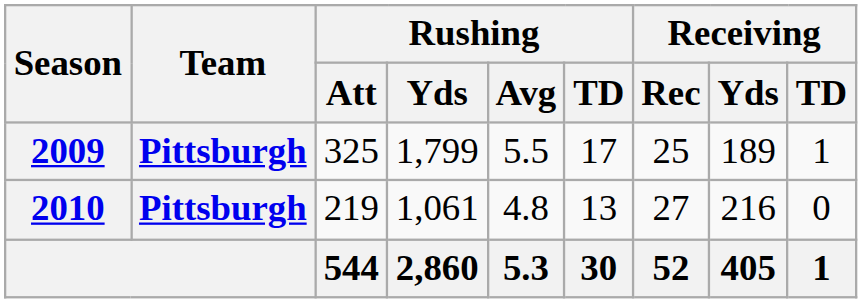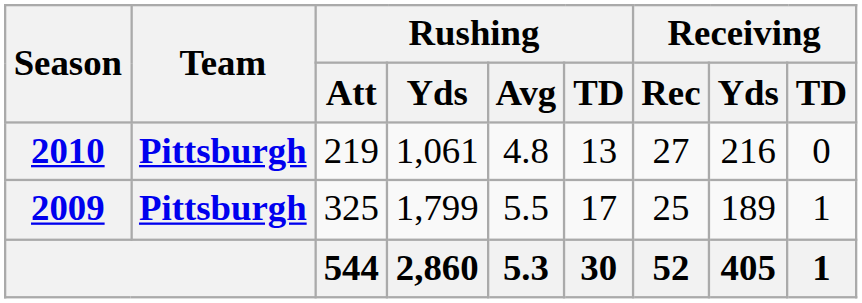rows swapped: (68, 150) <-> (68, 208)
